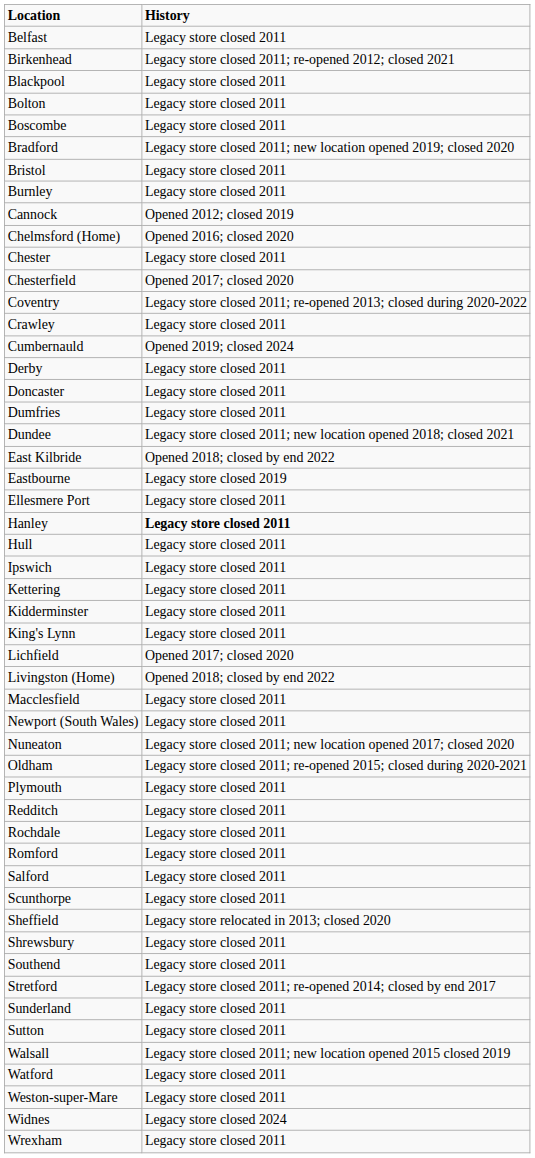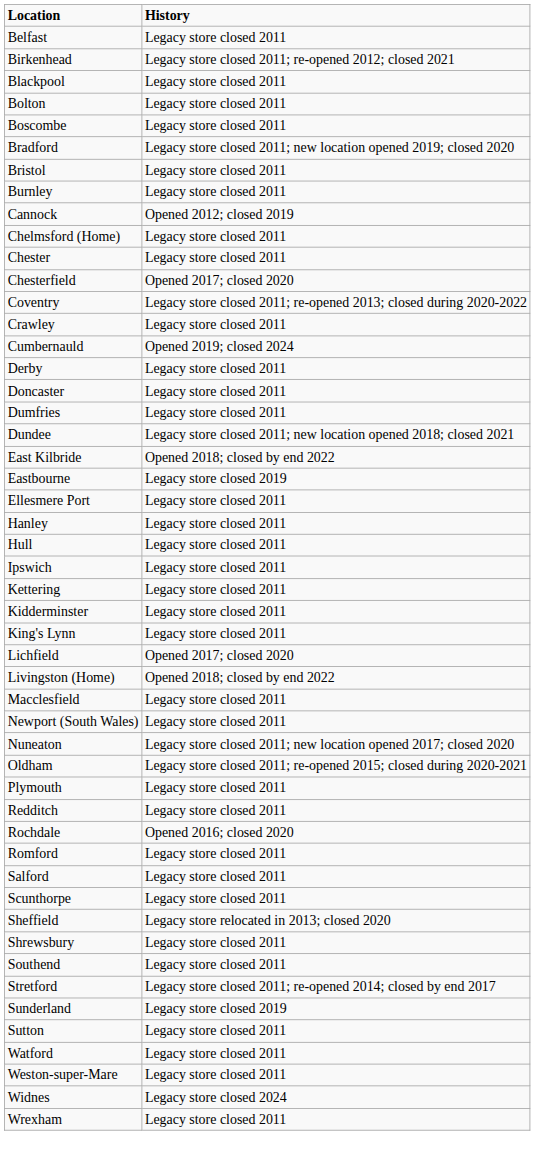(219, 236) Opened 2016; closed 2020 -> (216, 236) Legacy store closed 2011
(218, 523) bold -> (216, 523) normal
(216, 832) Legacy store closed 2011 -> (219, 832) Opened 2016; closed 2020
(216, 1008) Legacy store closed 2011 -> (216, 1008) Legacy store closed 2019
- row: (28, 1053)
